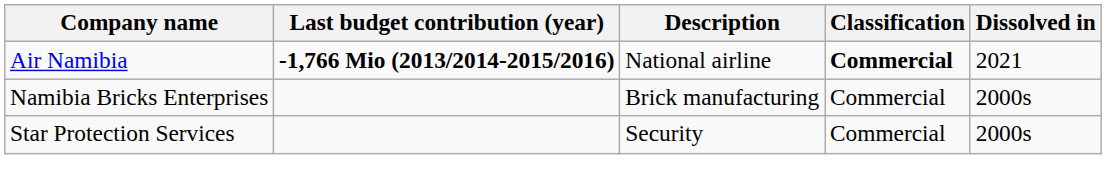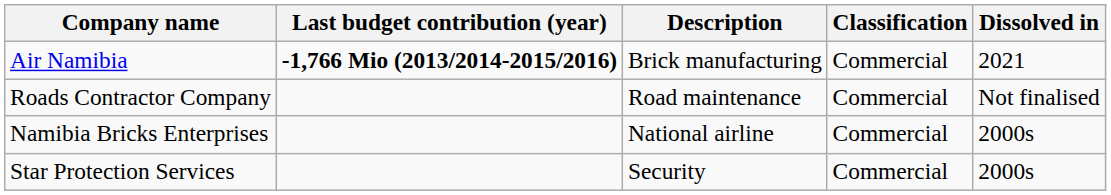(698, 60) National airline -> (725, 60) Brick manufacturing
(891, 60) bold -> (890, 60) normal
+ row: (141, 97)
(722, 97) Brick manufacturing -> (701, 134) National airline
